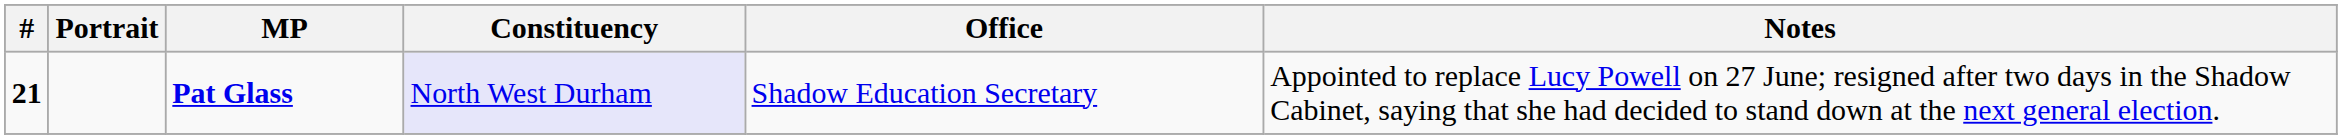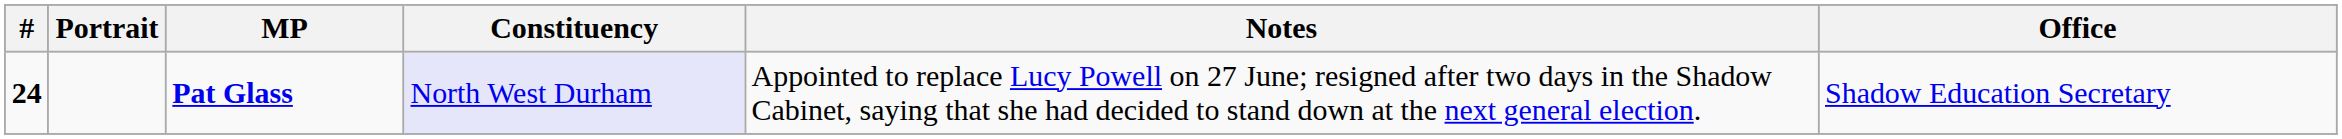columns swapped: (1004, 28) <-> (1800, 28)
(27, 92) 21 -> (27, 92) 24
